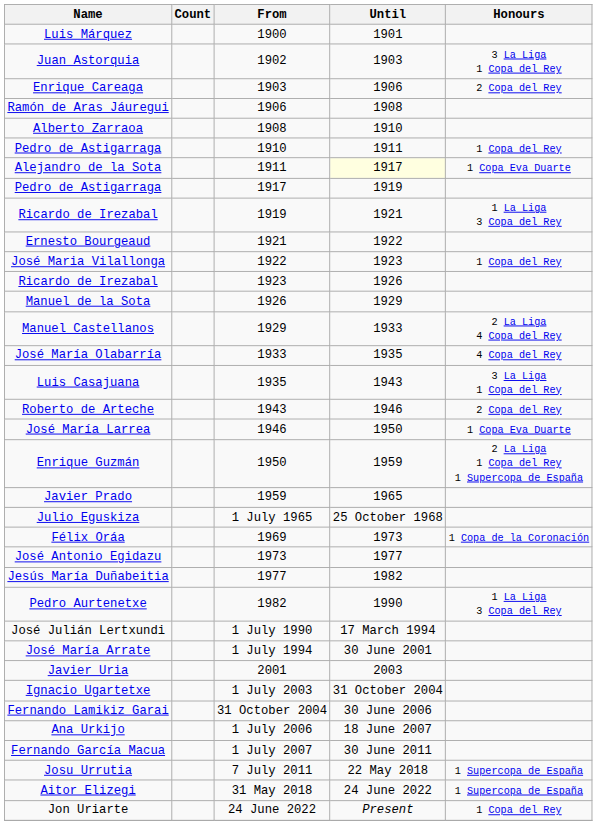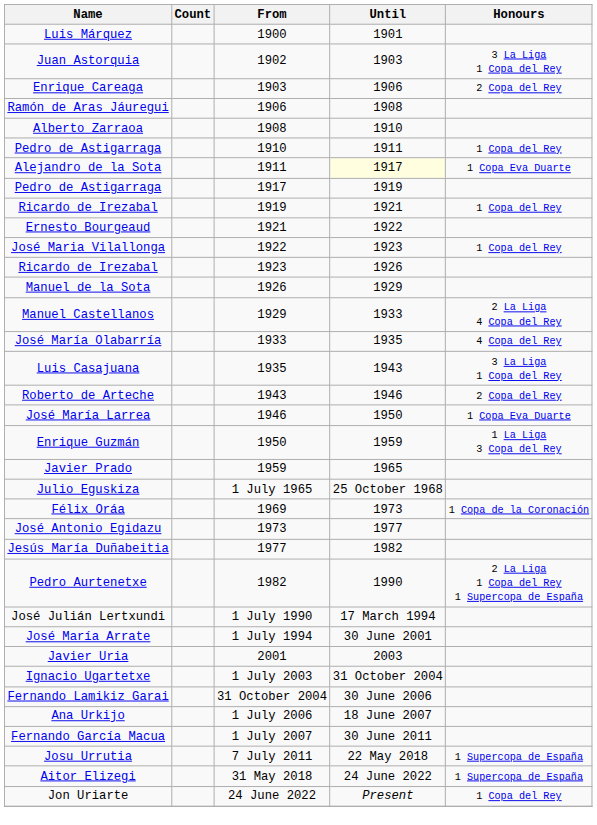(519, 215) 1 La Liga 3 Copa del Rey -> (519, 208) 1 Copa del Rey
(519, 464) 2 La Liga 1 Copa del Rey 1 Supercopa de España -> (519, 443) 1 La Liga 3 Copa del Rey
(519, 604) 1 La Liga 3 Copa del Rey -> (519, 583) 2 La Liga 1 Copa del Rey 1 Supercopa de España
